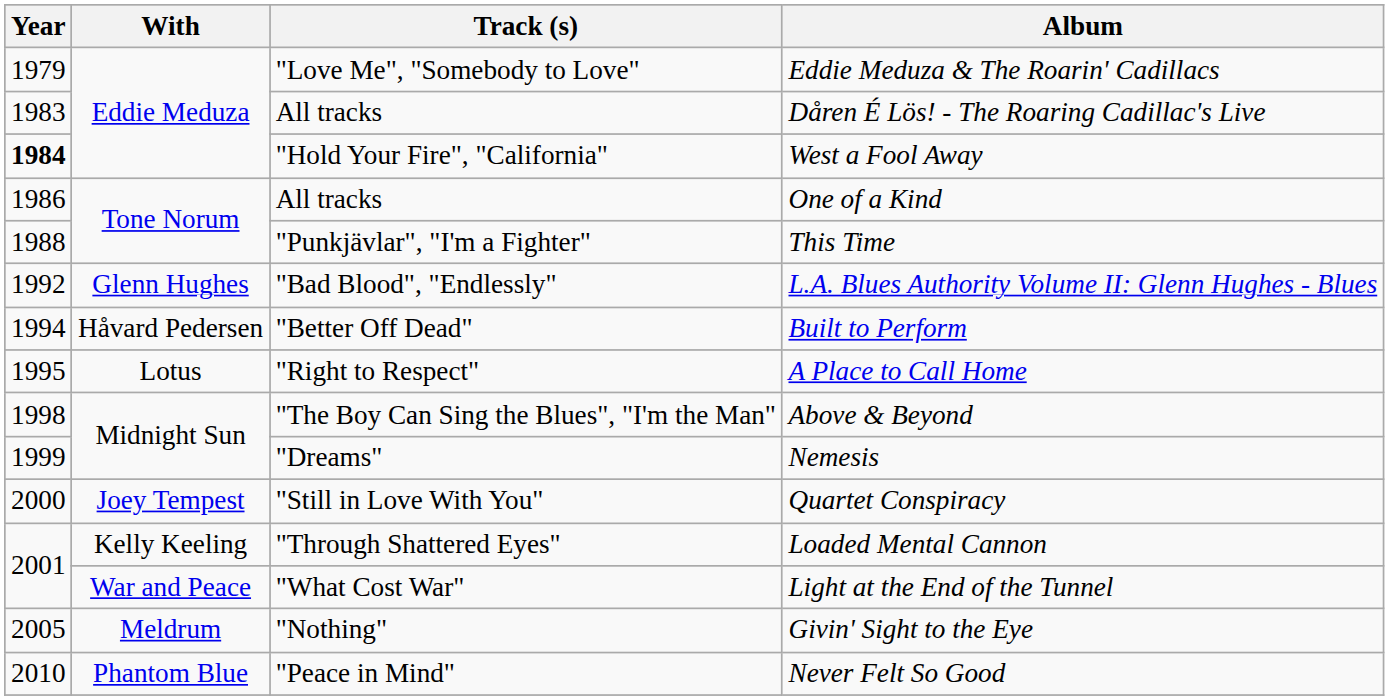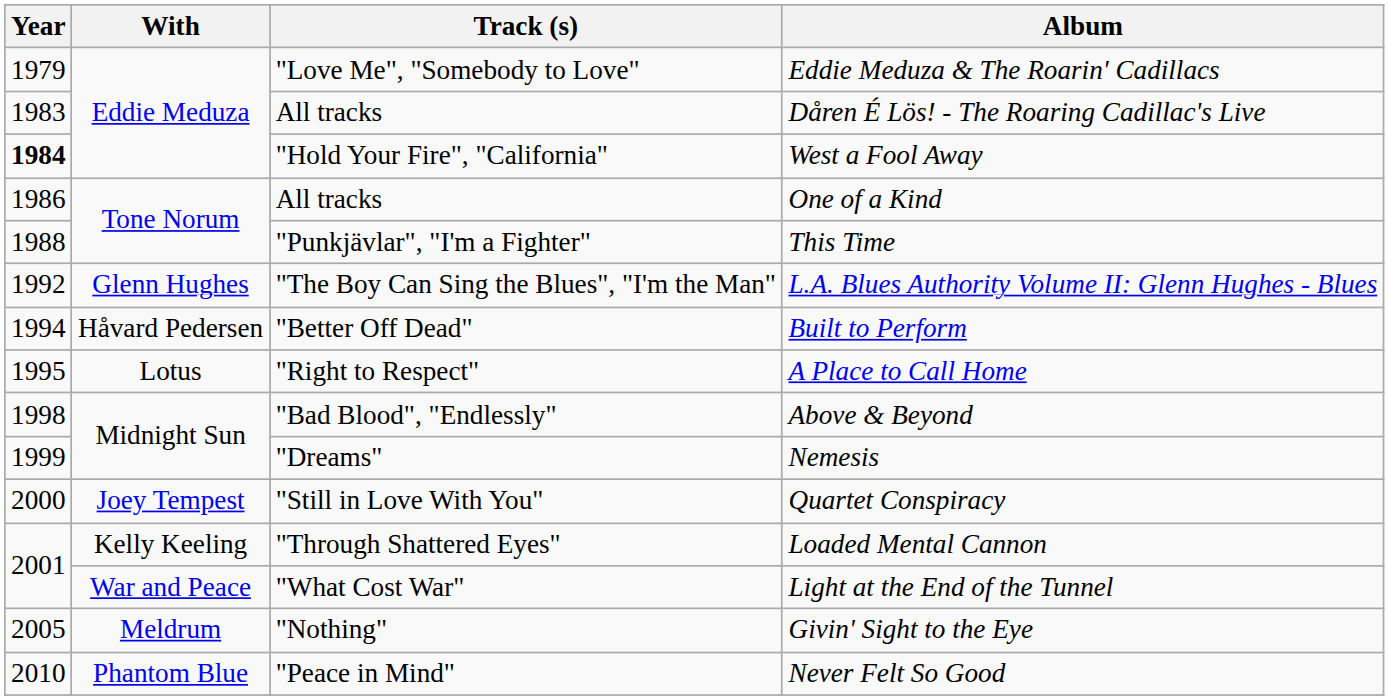(416, 284) "Bad Blood", "Endlessly" -> (526, 284) "The Boy Can Sing the Blues", "I'm the Man"
(526, 414) "The Boy Can Sing the Blues", "I'm the Man" -> (416, 414) "Bad Blood", "Endlessly"
